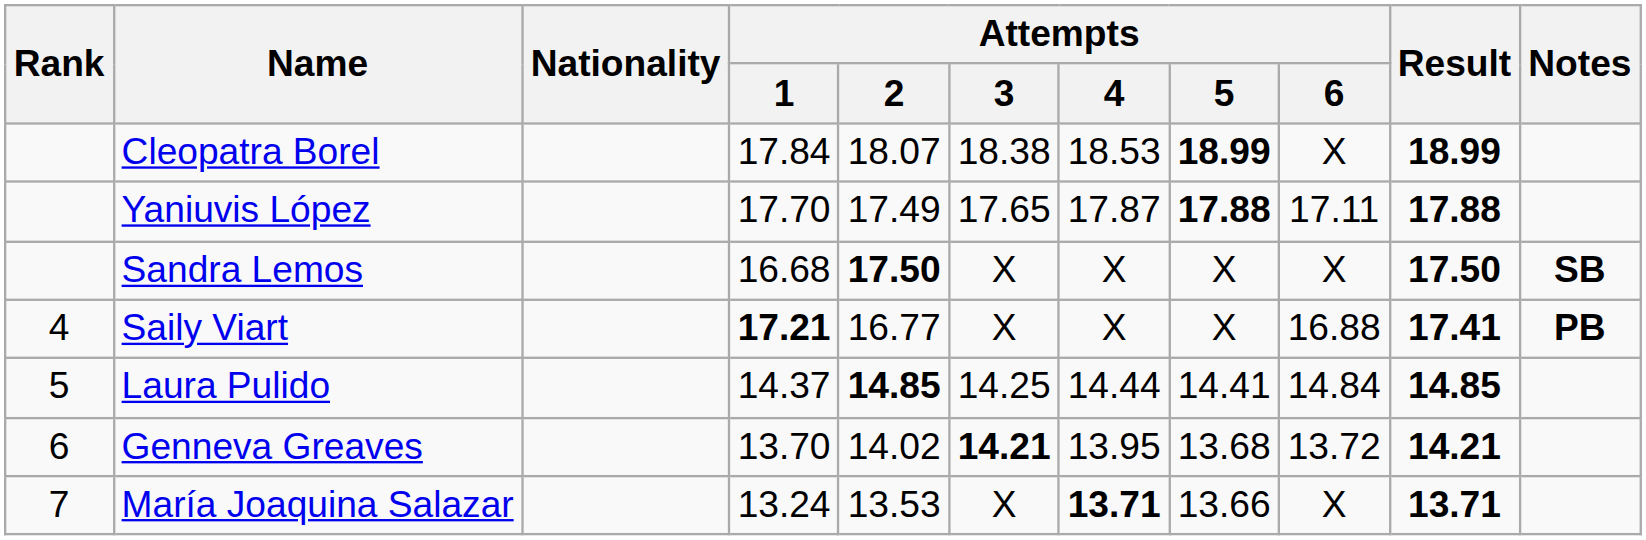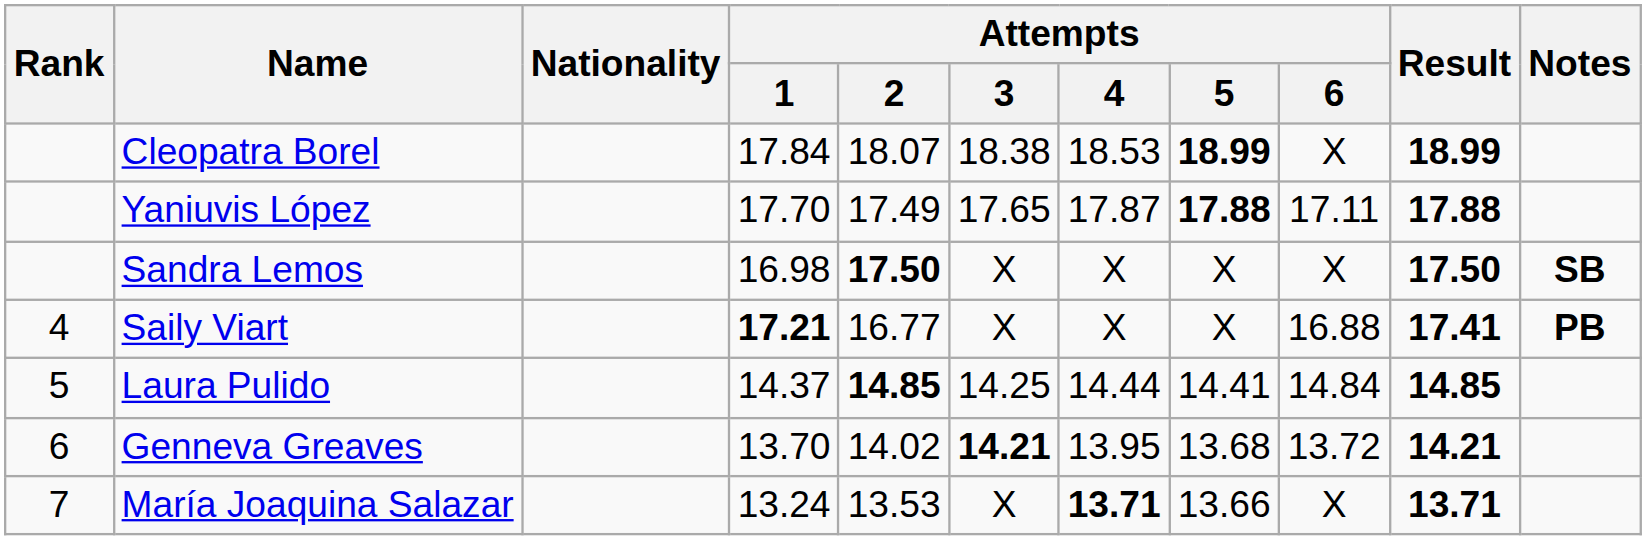(784, 269) 16.68 -> (784, 269) 16.98
